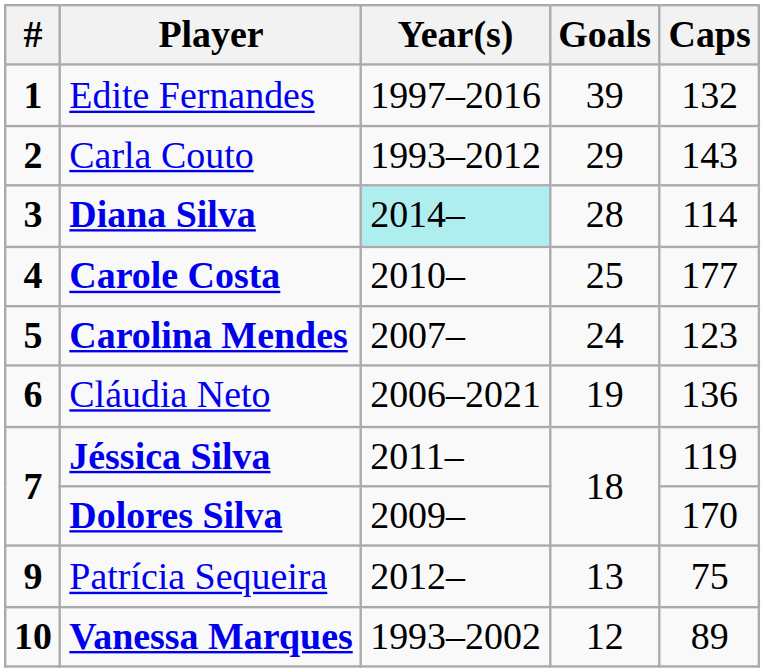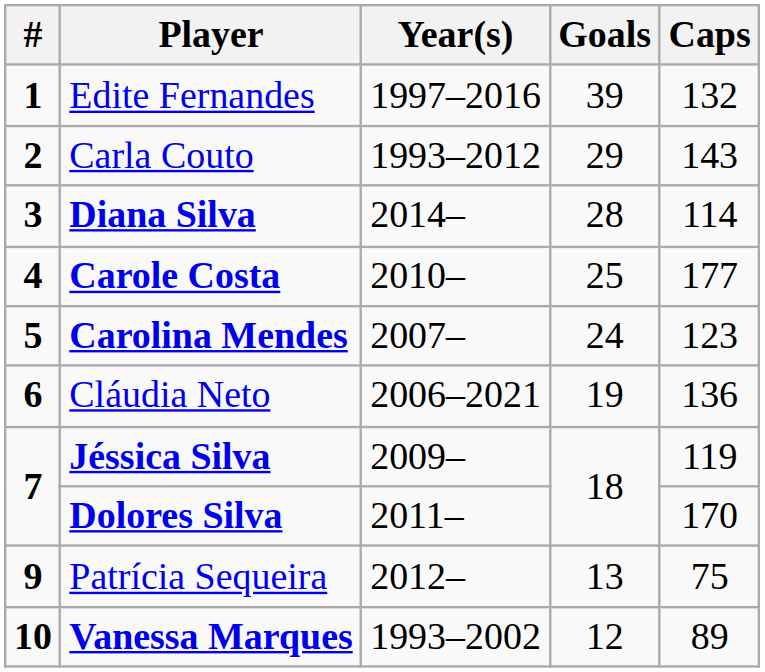(418, 214) paleturquoise background -> (418, 214) no background
(417, 455) 2011– -> (418, 455) 2009–
(418, 515) 2009– -> (417, 515) 2011–
